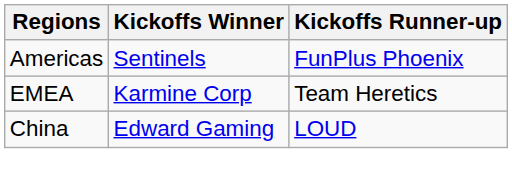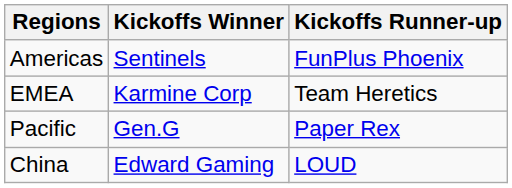+ row: (43, 128)
